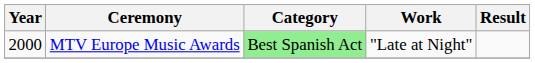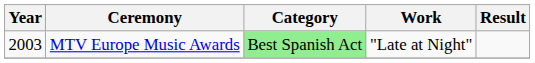(25, 44) 2000 -> (25, 44) 2003
